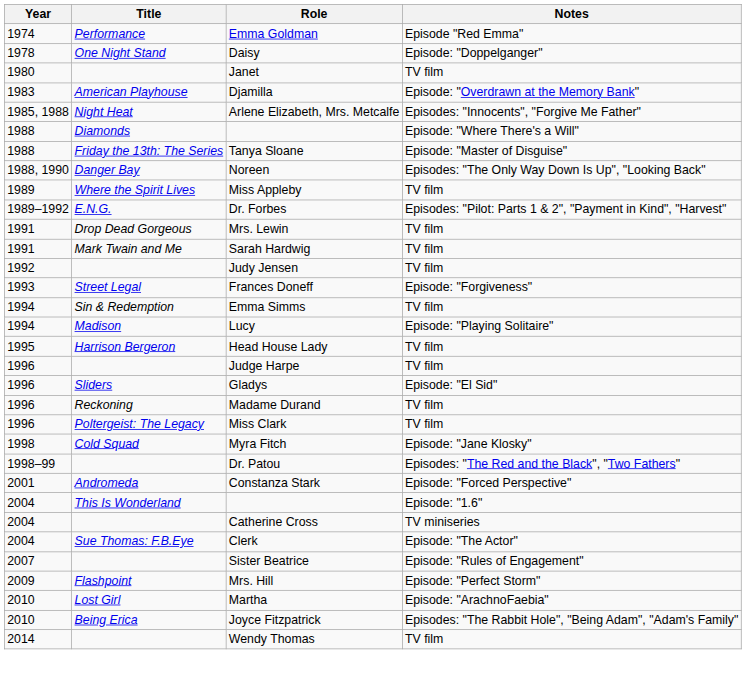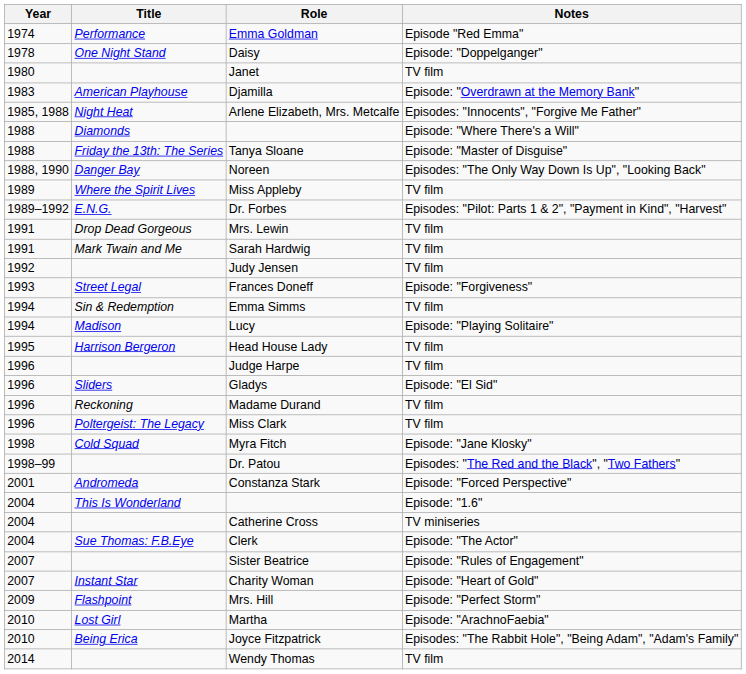+ row: (106, 580)
